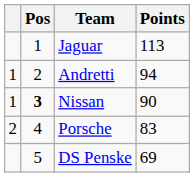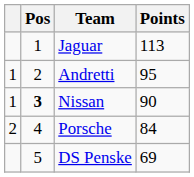(148, 73) 94 -> (148, 73) 95
(148, 129) 83 -> (148, 129) 84
